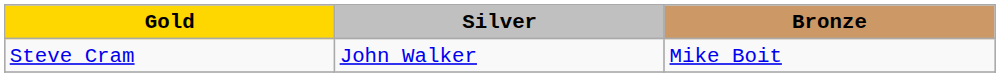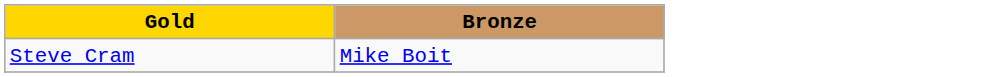- column: (500, 22)
